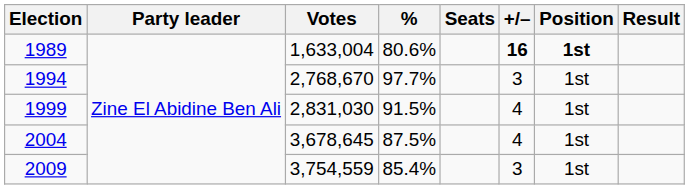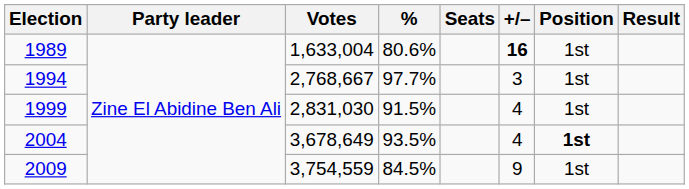(577, 49) bold -> (577, 49) normal
(332, 79) 2,768,670 -> (332, 79) 2,768,667
(332, 139) 3,678,645 -> (332, 139) 3,678,649
(409, 139) 87.5% -> (409, 139) 93.5%
(577, 139) normal -> (577, 139) bold
(409, 169) 85.4% -> (409, 169) 84.5%
(517, 169) 3 -> (517, 169) 9
